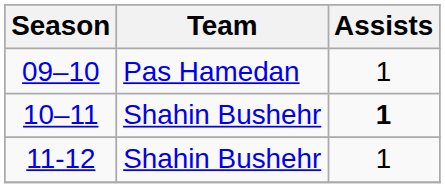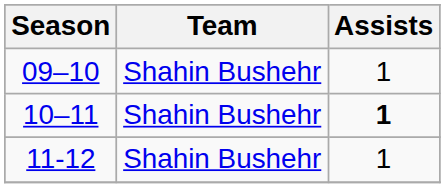(211, 70) Pas Hamedan -> (222, 70) Shahin Bushehr
